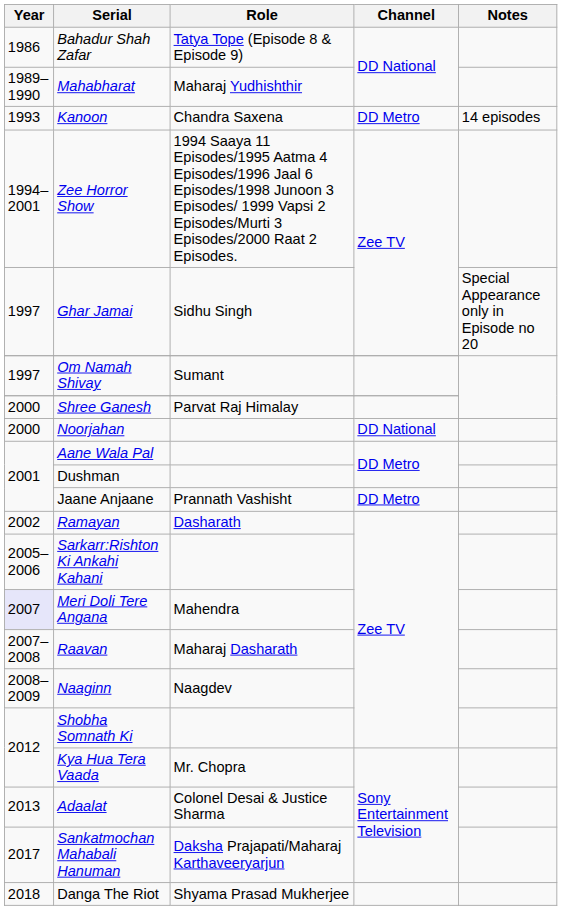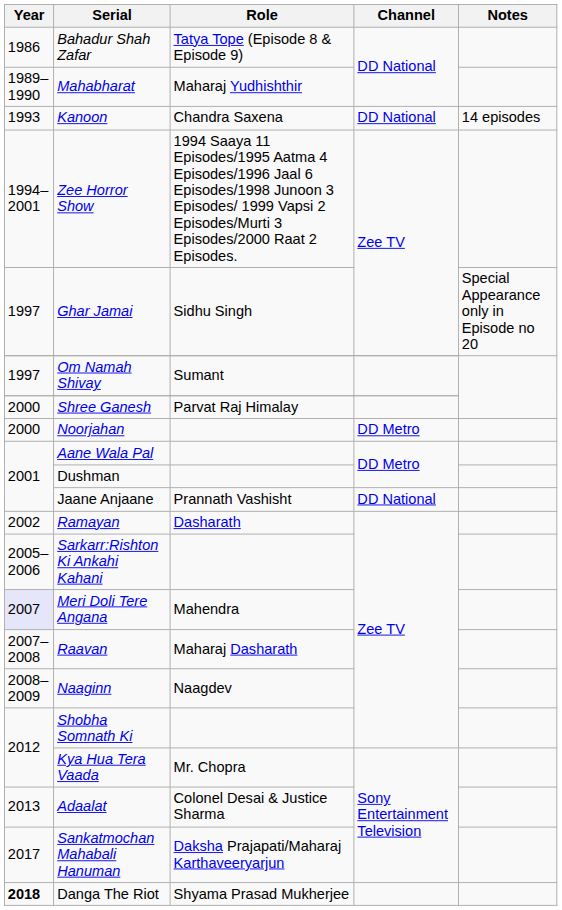(389, 118) DD Metro -> (397, 118) DD National
(397, 430) DD National -> (389, 430) DD Metro
(389, 499) DD Metro -> (397, 499) DD National
(24, 894) normal -> (24, 894) bold
